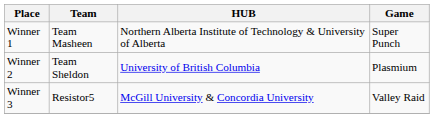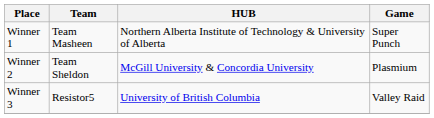(190, 67) University of British Columbia -> (217, 67) McGill University & Concordia University
(217, 98) McGill University & Concordia University -> (190, 98) University of British Columbia
